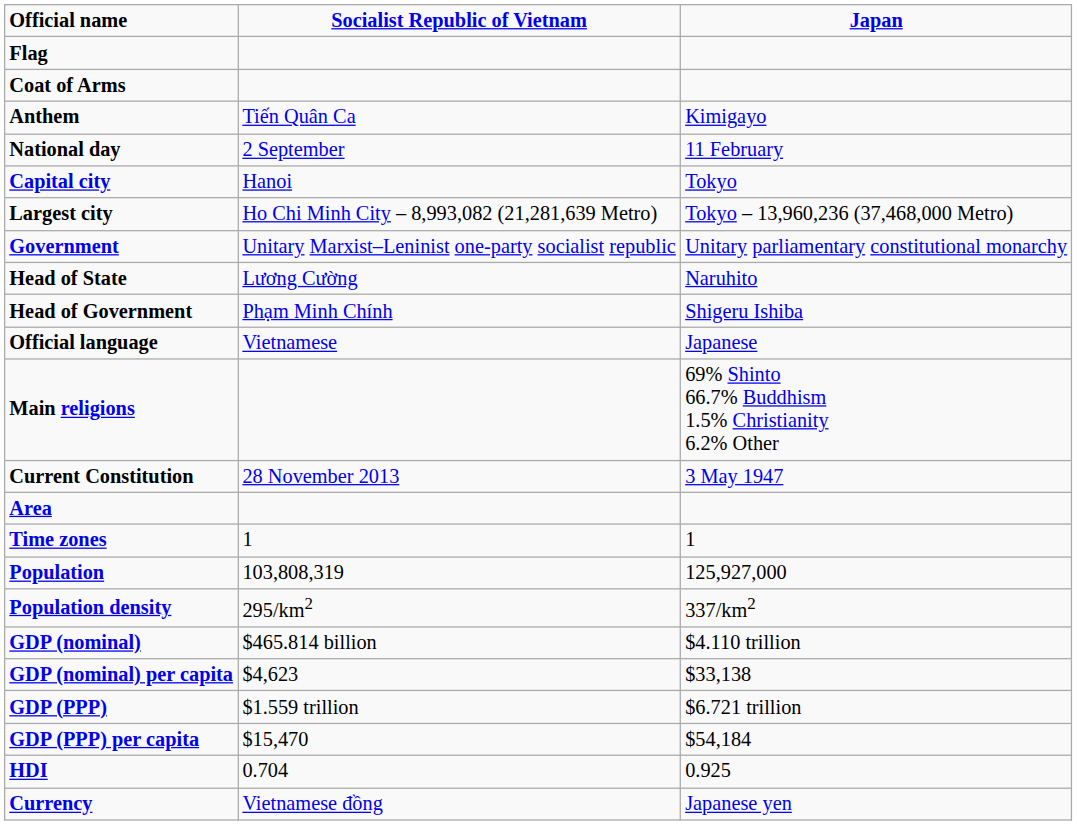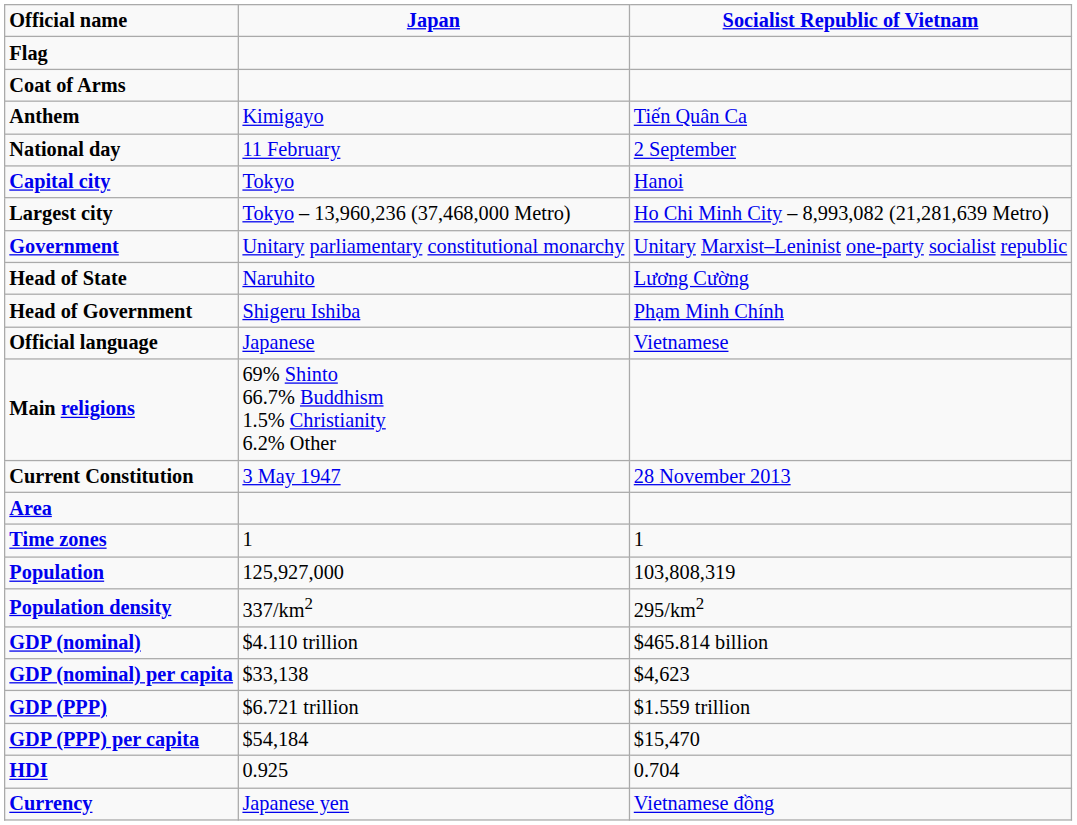columns swapped: (459, 20) <-> (876, 20)
